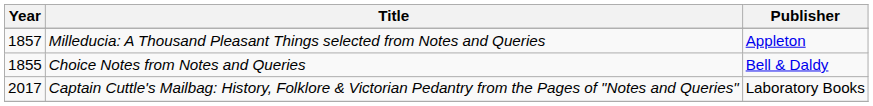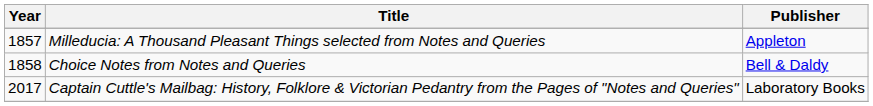(25, 64) 1855 -> (25, 64) 1858
